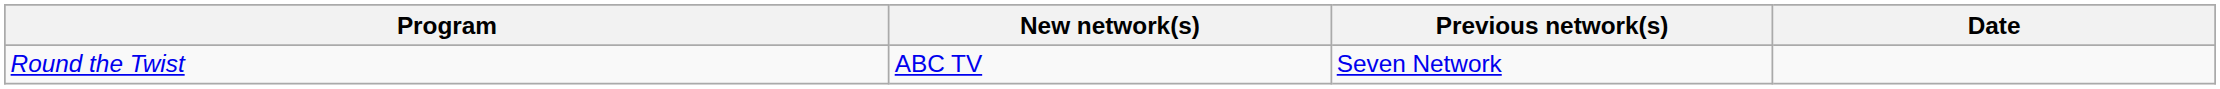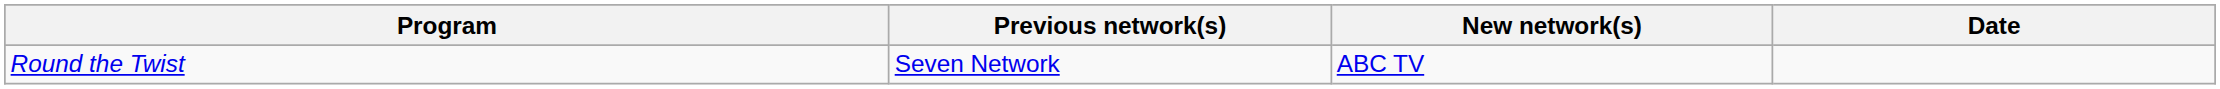columns swapped: (1110, 25) <-> (1552, 25)
